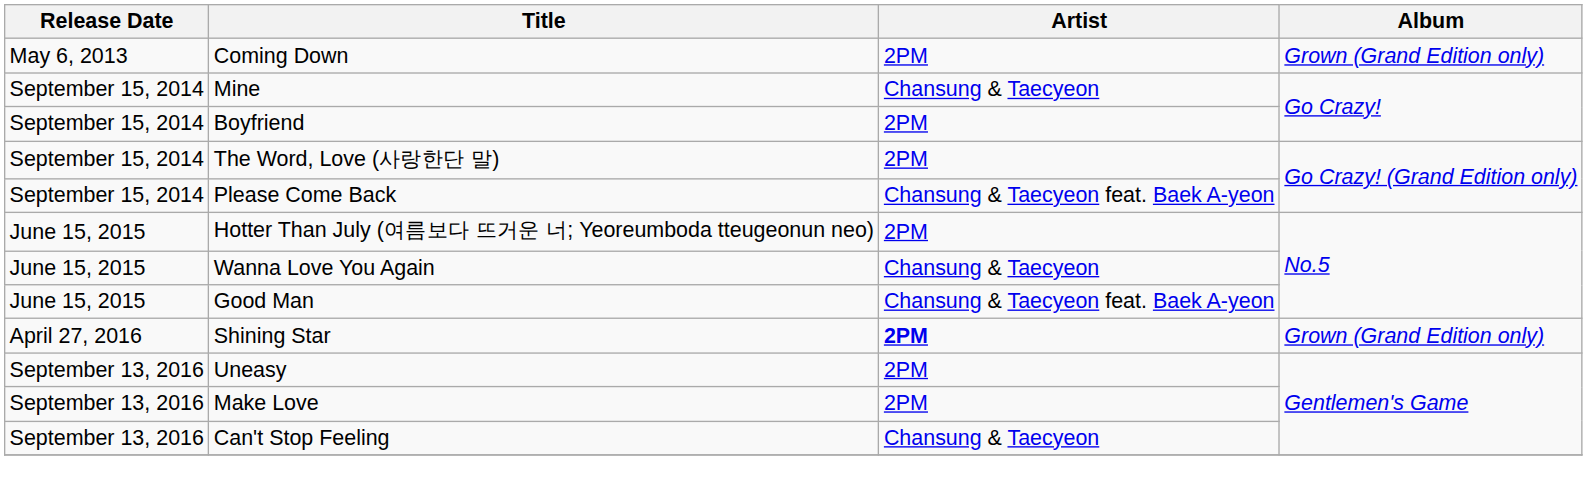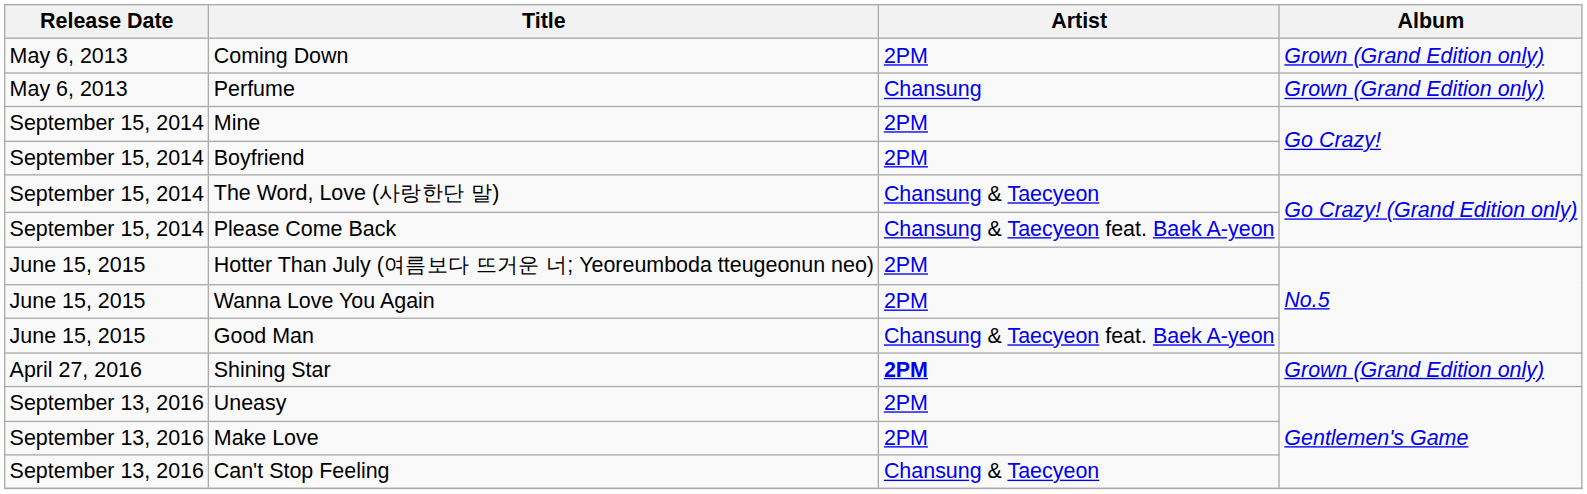+ row: (254, 89)
(992, 89) Chansung & Taecyeon -> (906, 123) 2PM
(906, 159) 2PM -> (992, 193) Chansung & Taecyeon
(992, 267) Chansung & Taecyeon -> (906, 301) 2PM
